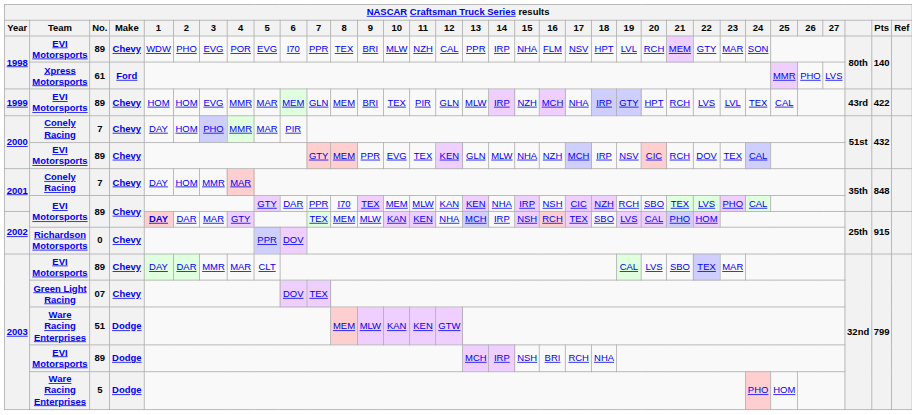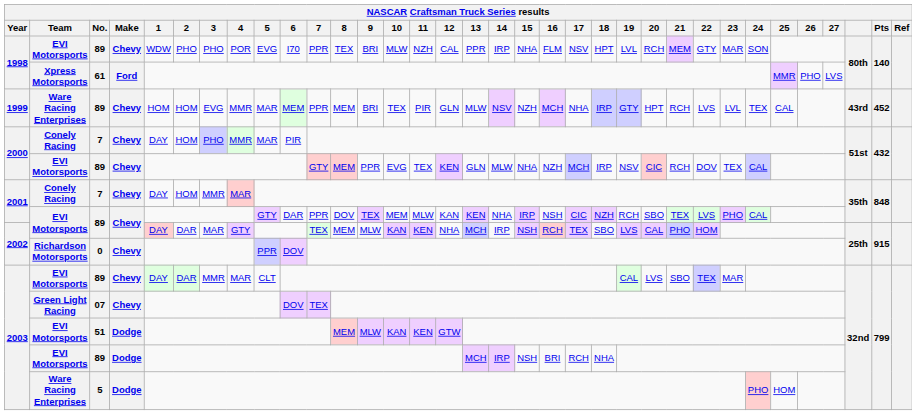(213, 49) EVG -> (213, 49) PHO
(60, 102) EVI Motorsports -> (60, 108) Ware Racing Enterprises
(319, 102) GLN -> (319, 108) PPR
(502, 102) IRP -> (502, 108) NSV
(882, 102) 422 -> (882, 108) 452
(344, 204) I70 -> (344, 215) DOV
(159, 219) bold -> (159, 230) normal
(60, 326) Ware Racing Enterprises -> (60, 331) EVI Motorsports
